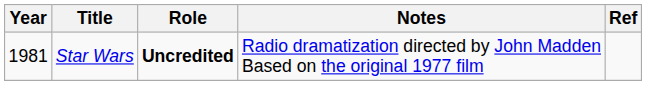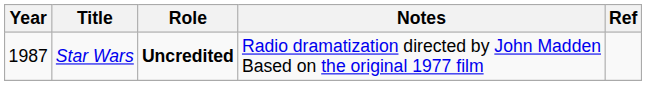(28, 56) 1981 -> (28, 56) 1987
